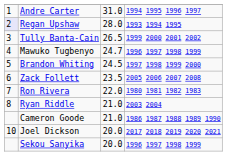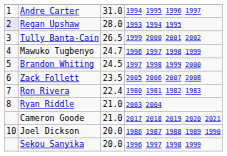(113, 91) 22.0 -> (113, 91) 22.4
(173, 118) 1986 1987 1988 1989 1990 -> (173, 118) 2017 2018 2019 2020 2021
(173, 131) 2017 2018 2019 2020 2021 -> (173, 131) 1986 1987 1988 1989 1990
